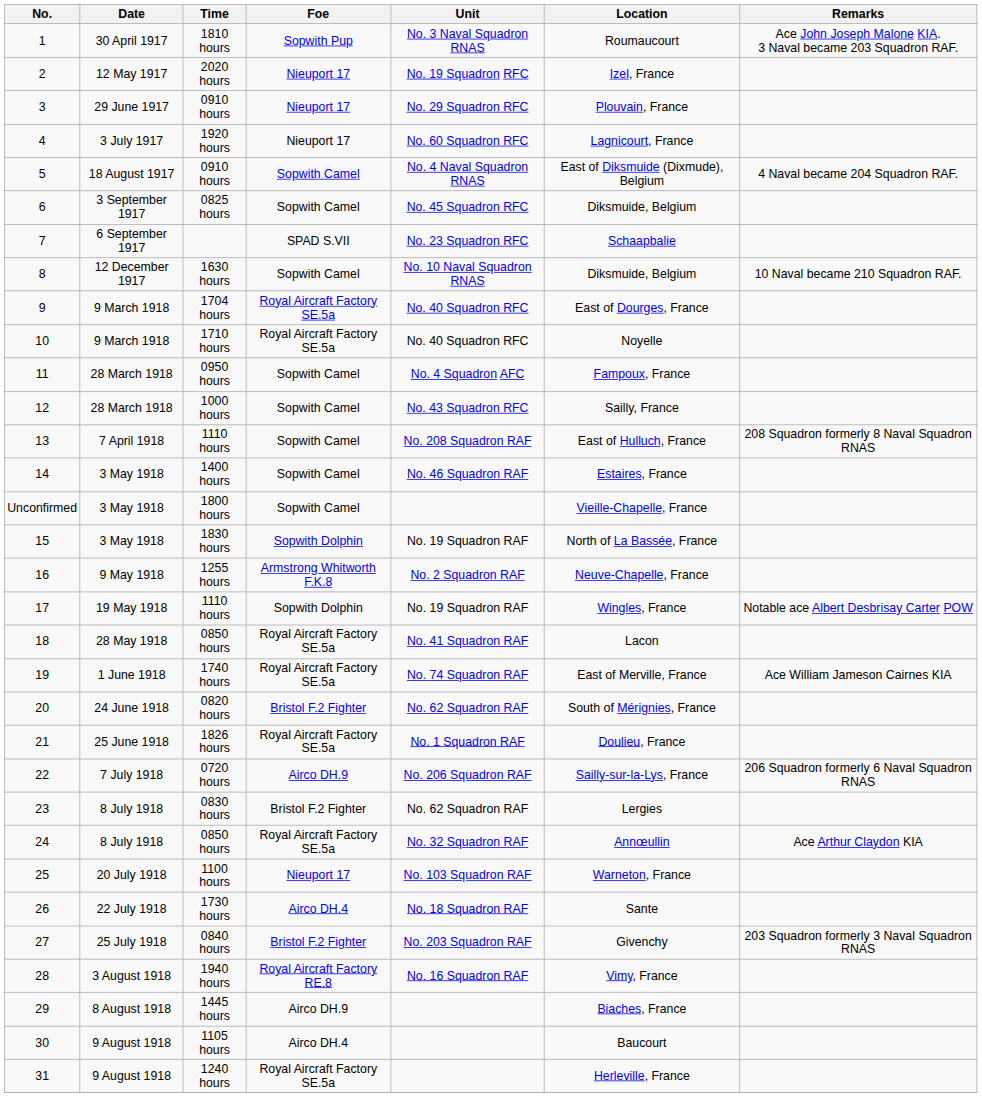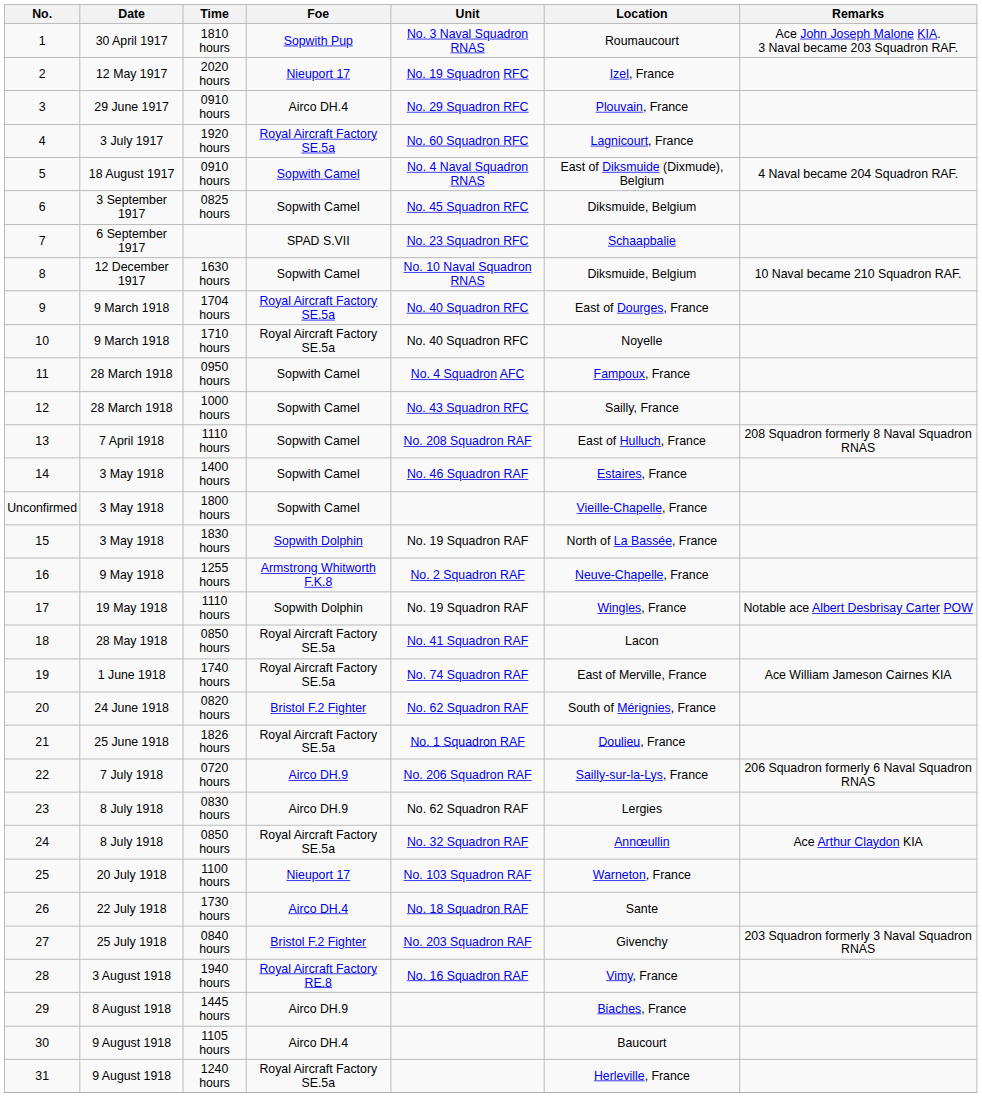(318, 107) Nieuport 17 -> (318, 107) Airco DH.4
(318, 140) Nieuport 17 -> (318, 140) Royal Aircraft Factory SE.5a
(318, 808) Bristol F.2 Fighter -> (318, 808) Airco DH.9
